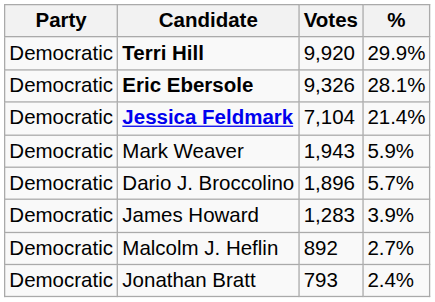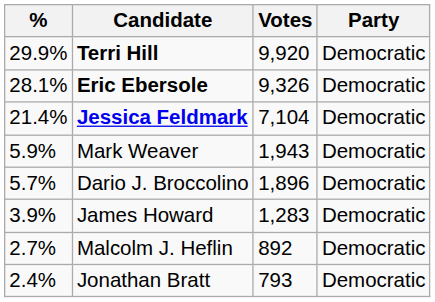columns swapped: (61, 20) <-> (396, 20)
